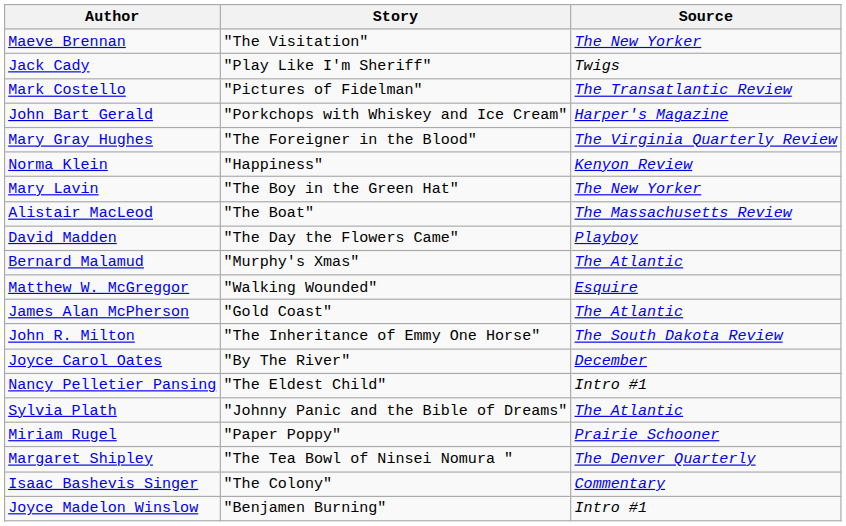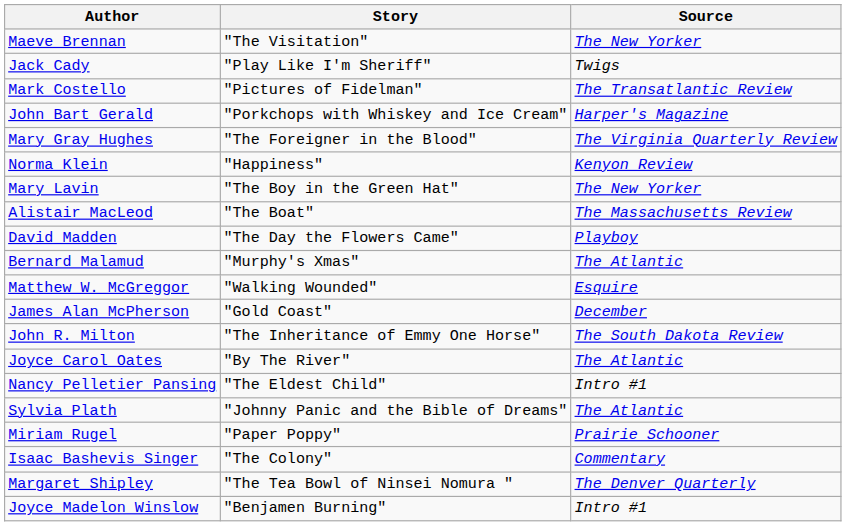(629, 312) The Atlantic -> (611, 312) December
(611, 361) December -> (629, 361) The Atlantic
rows swapped: (81, 459) <-> (103, 484)
